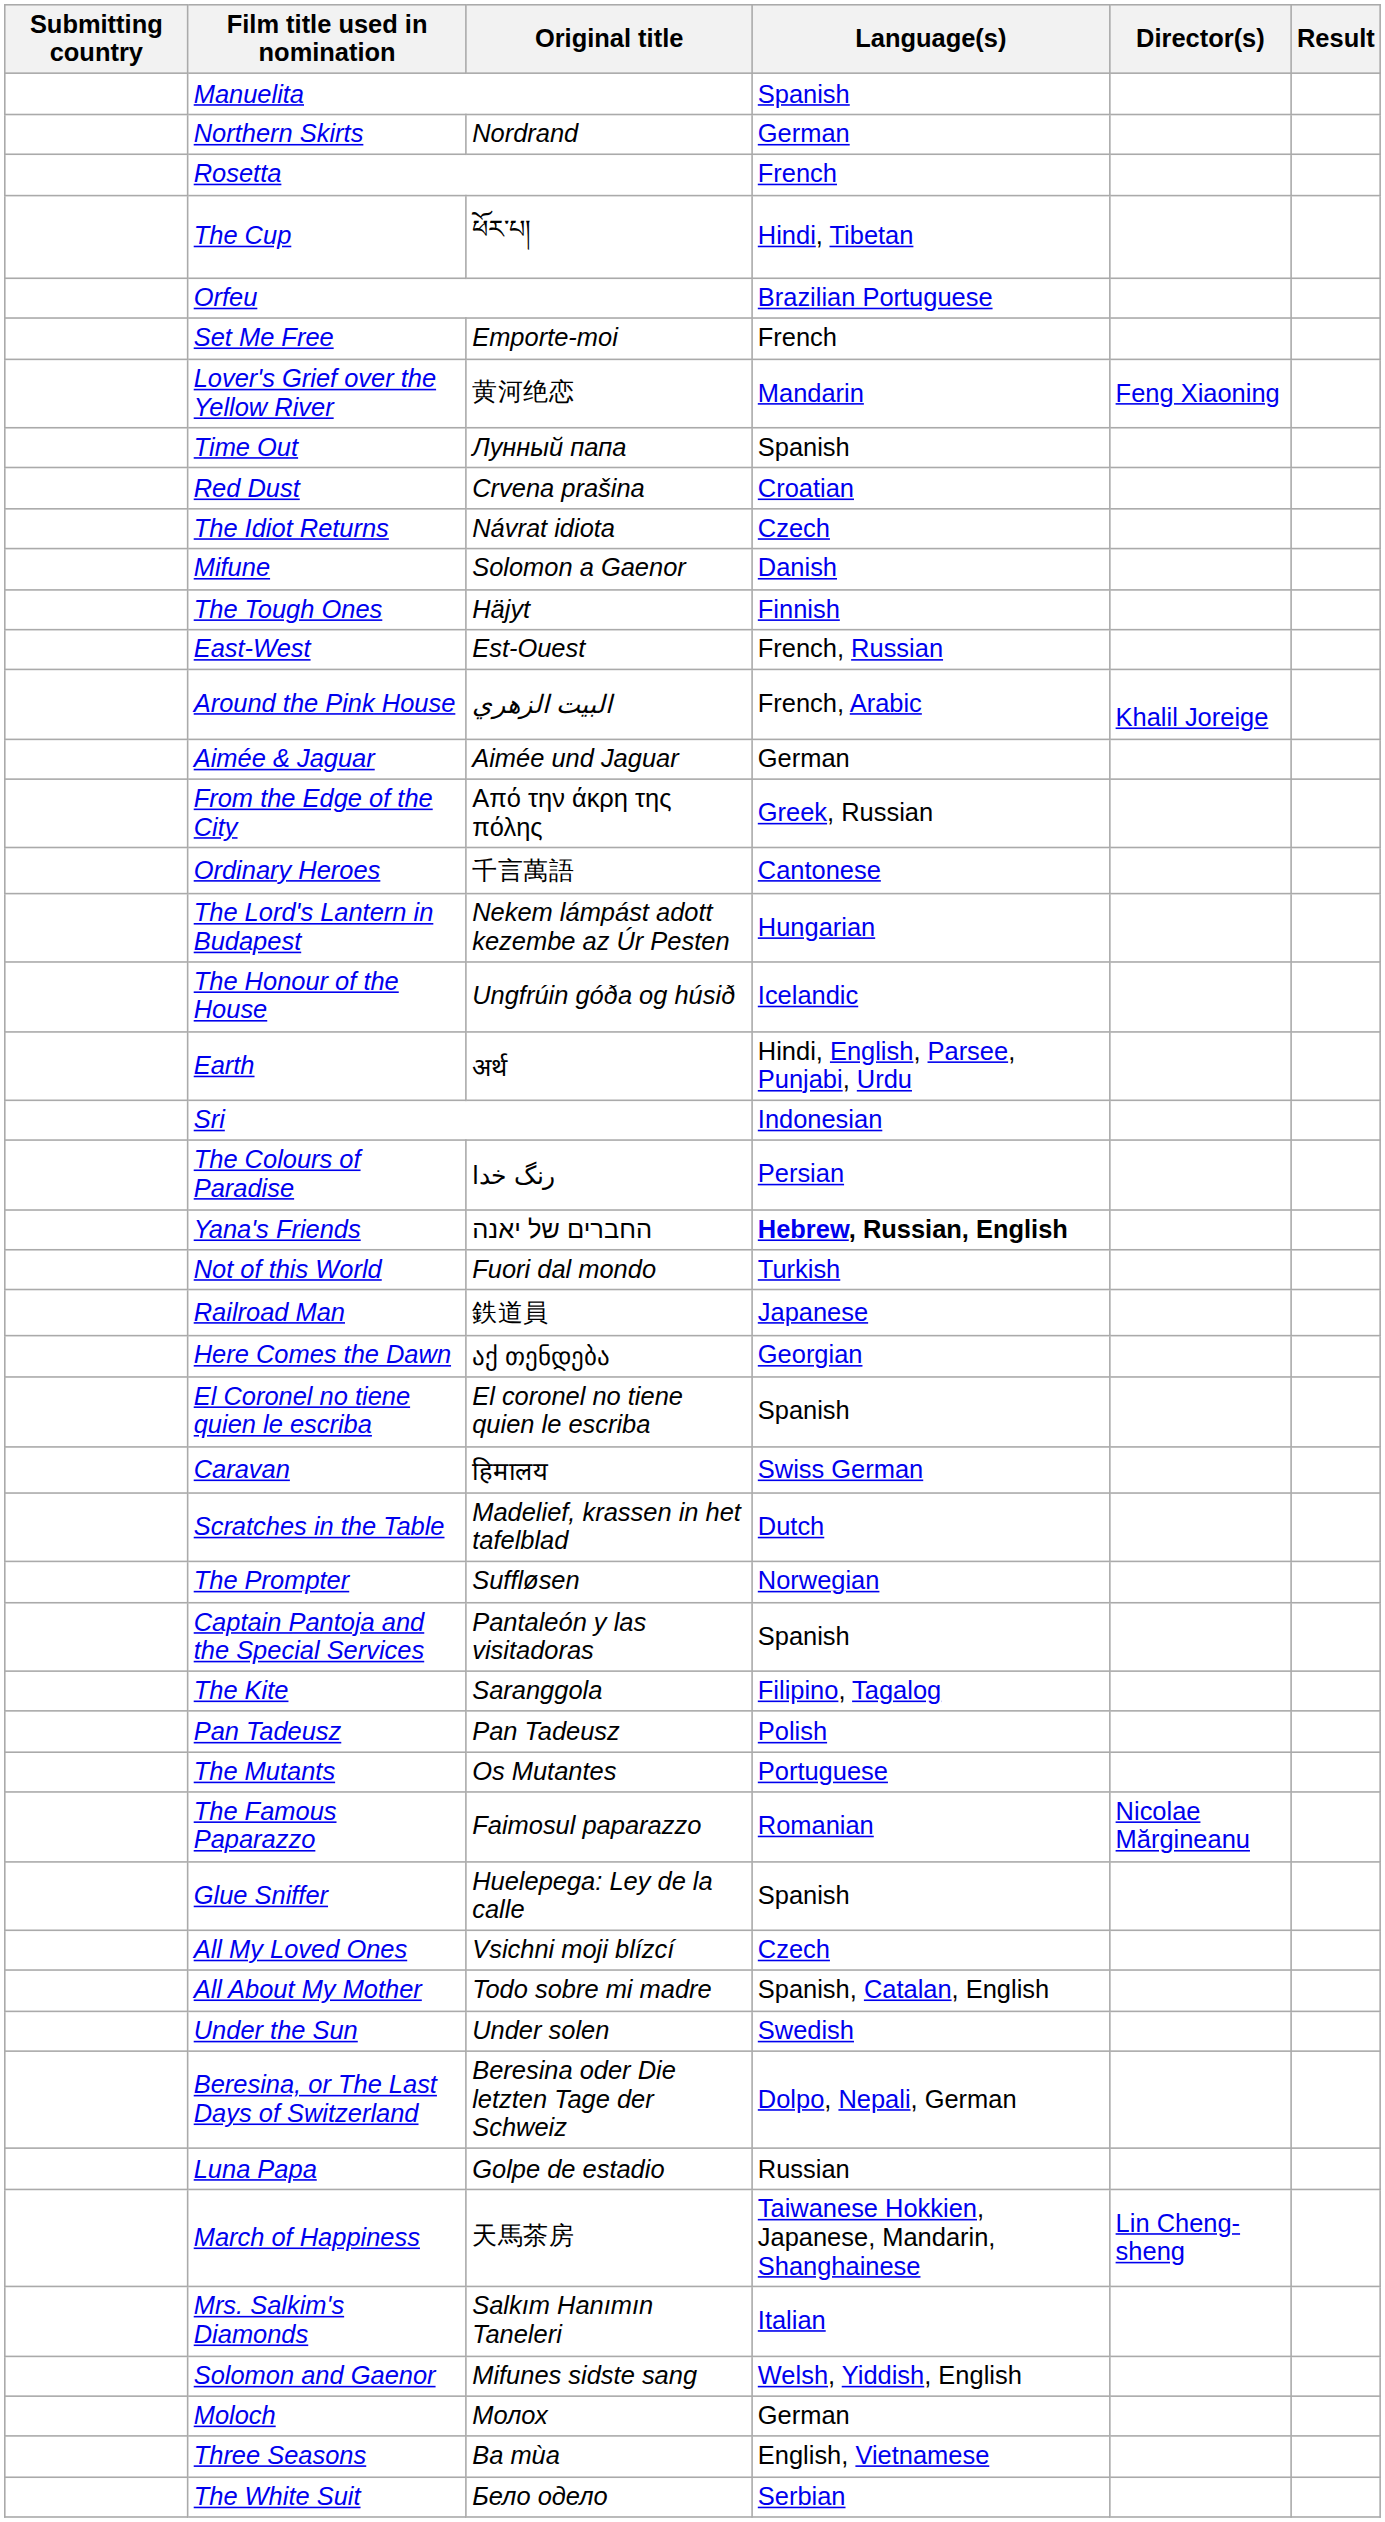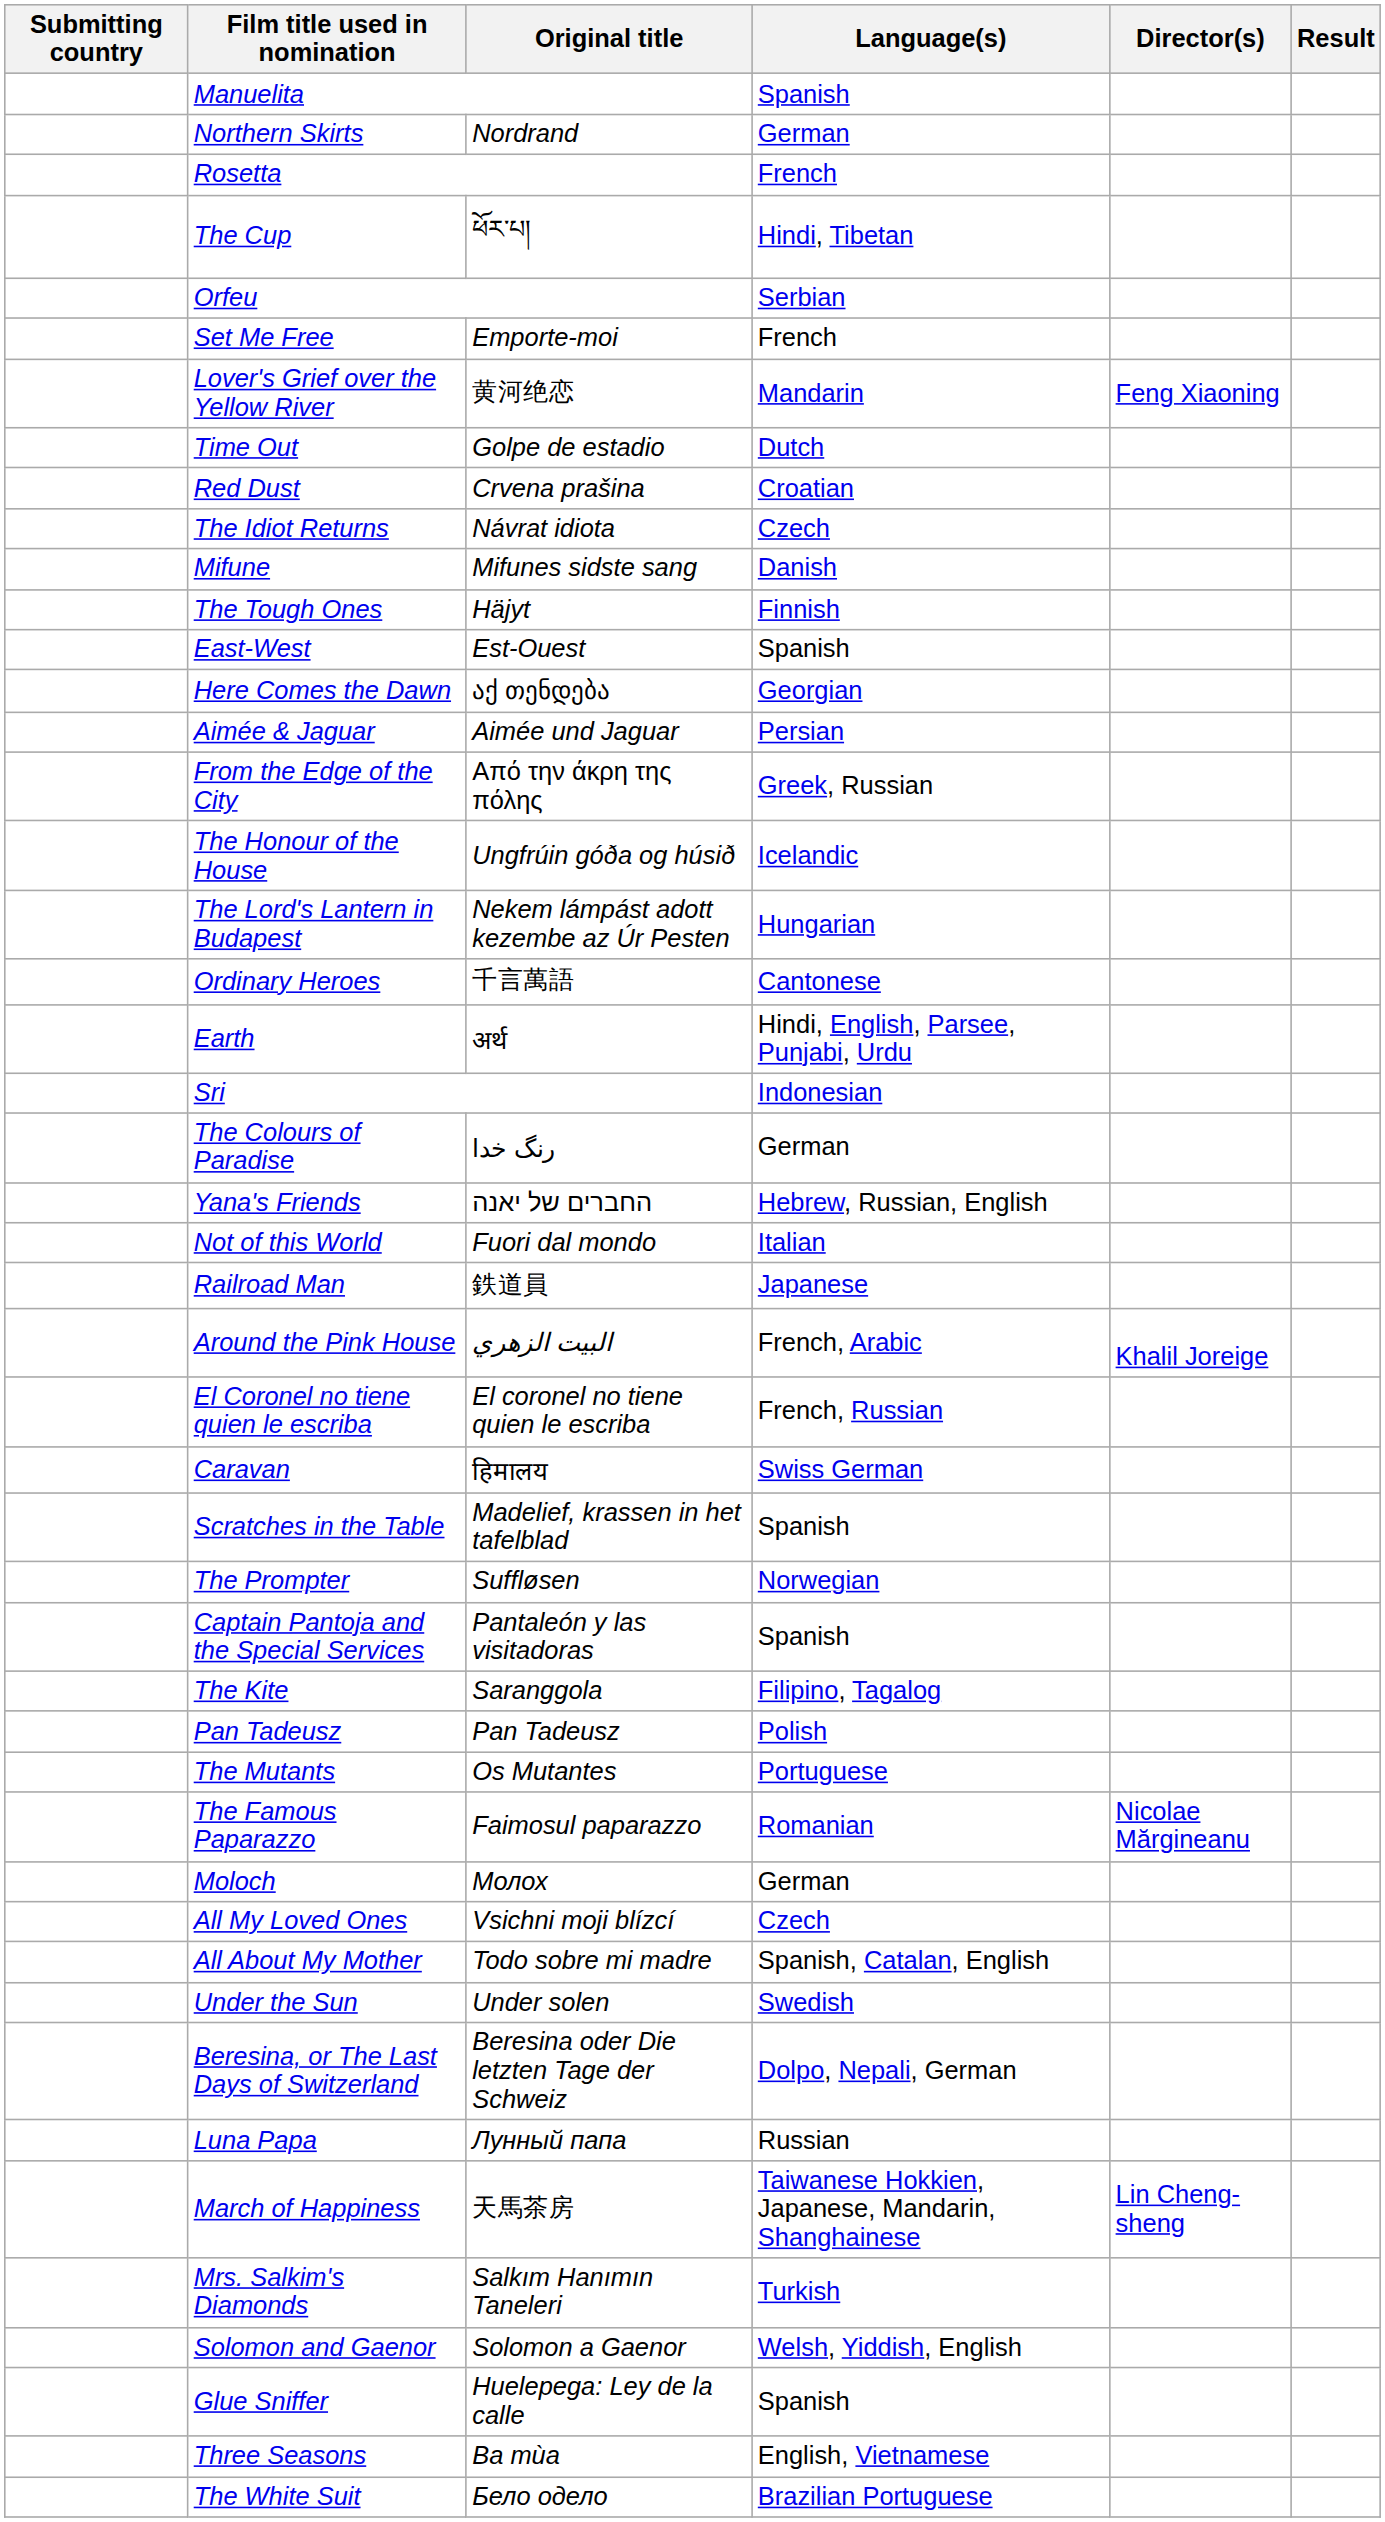(875, 297) Brazilian Portuguese -> (802, 297) Serbian
(549, 447) Лунный папа -> (568, 447) Golpe de estadio
(804, 447) Spanish -> (791, 447) Dutch
(579, 568) Solomon a Gaenor -> (585, 568) Mifunes sidste sang
(850, 649) French, Russian -> (804, 649) Spanish
rows swapped: (322, 1355) <-> (325, 704)
(804, 758) German -> (801, 731) Persian
rows swapped: (287, 870) <-> (296, 996)
(801, 1174) Persian -> (804, 1147) German
(913, 1229) bold -> (903, 1202) normal
(799, 1269) Turkish -> (792, 1242) Italian
(804, 1411) Spanish -> (850, 1411) French, Russian
(791, 1527) Dutch -> (804, 1527) Spanish
rows swapped: (235, 2415) <-> (261, 1895)
(568, 2168) Golpe de estadio -> (549, 2139) Лунный папа
(792, 2320) Italian -> (799, 2292) Turkish
(585, 2375) Mifunes sidste sang -> (579, 2346) Solomon a Gaenor
(802, 2496) Serbian -> (875, 2496) Brazilian Portuguese
